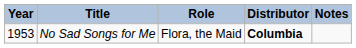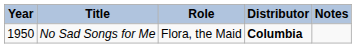(21, 33) 1953 -> (21, 33) 1950
